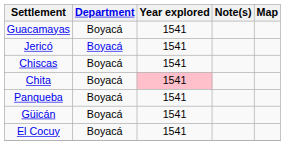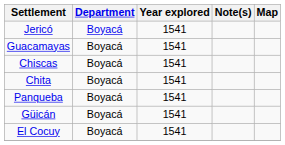rows swapped: (38, 47) <-> (38, 30)
(175, 81) pink background -> (175, 81) no background
